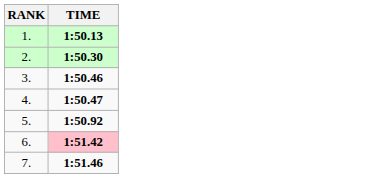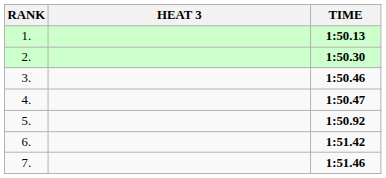+ column: (179, 15)
(83, 142) pink background -> (346, 142) no background
